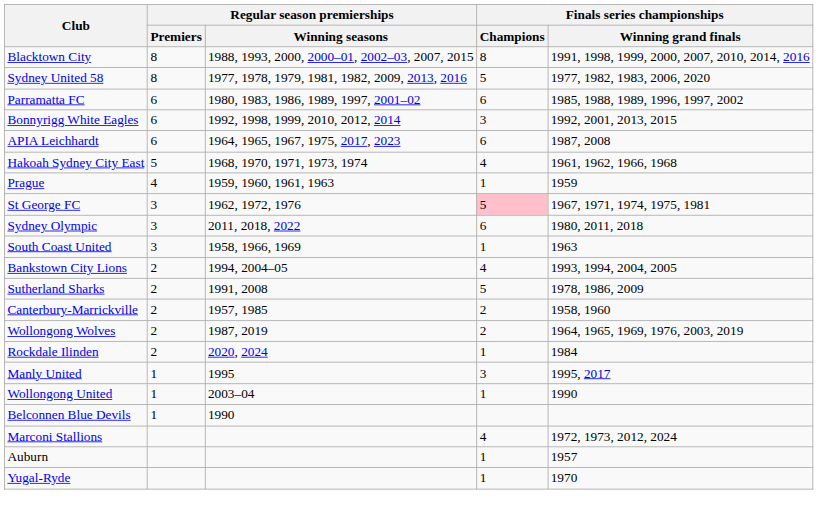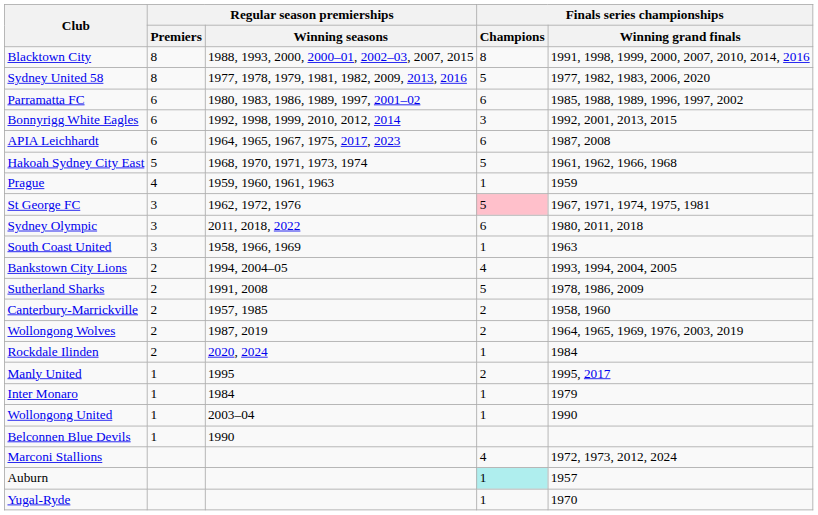(483, 162) 4 -> (483, 162) 5
(483, 373) 3 -> (483, 373) 2
+ row: (43, 394)
(483, 457) no background -> (483, 478) paleturquoise background
